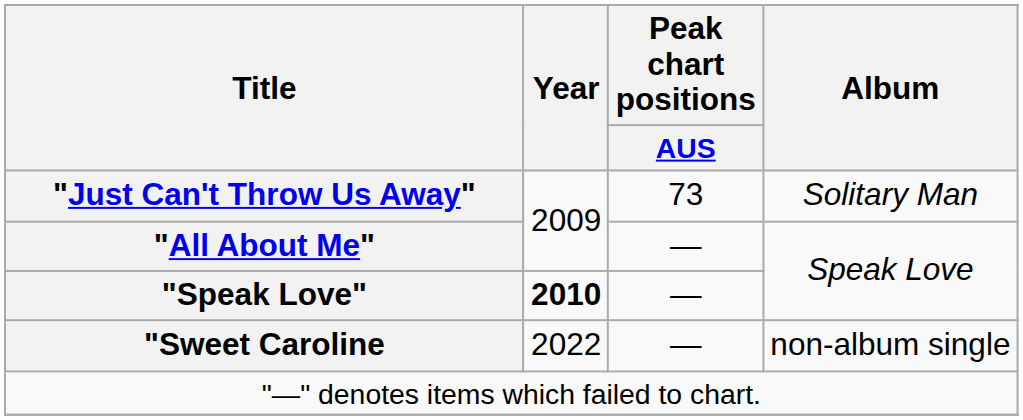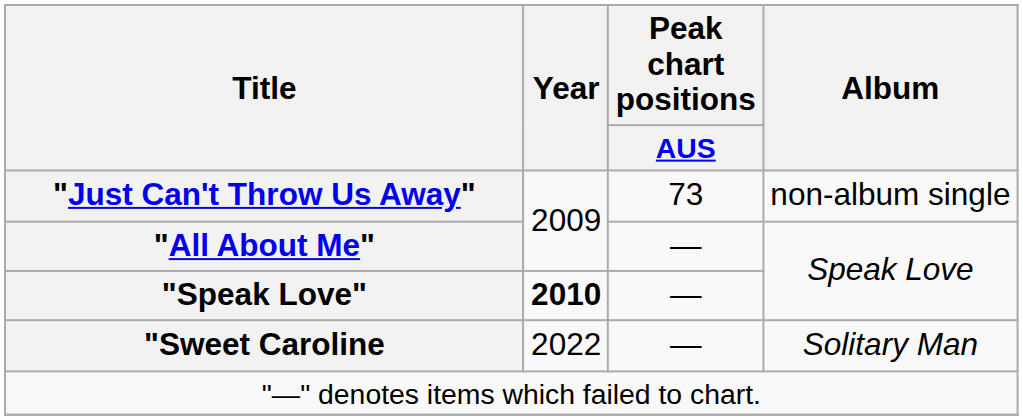(890, 195) Solitary Man -> (890, 195) non-album single
(890, 345) non-album single -> (890, 345) Solitary Man
